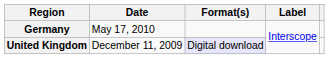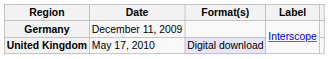(123, 29) May 17, 2010 -> (137, 29) December 11, 2009
(137, 45) December 11, 2009 -> (123, 45) May 17, 2010
